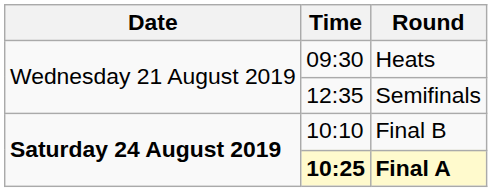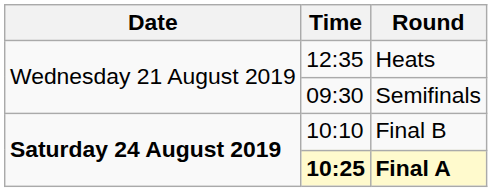(335, 58) 09:30 -> (335, 58) 12:35
(335, 95) 12:35 -> (335, 95) 09:30
